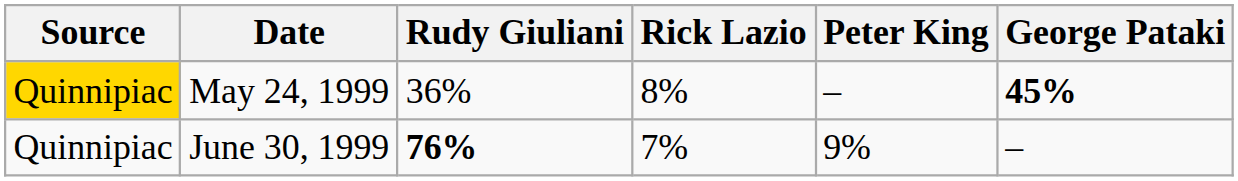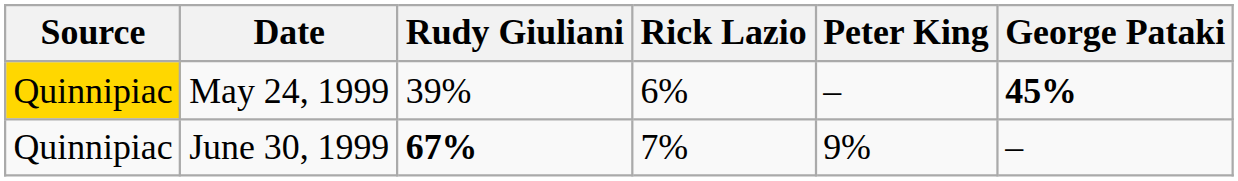(439, 89) 36% -> (439, 89) 39%
(664, 89) 8% -> (664, 89) 6%
(442, 146) 76% -> (442, 146) 67%
